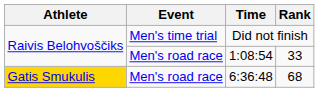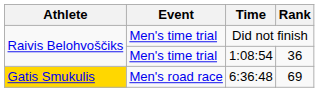(176, 57) Men's road race -> (173, 57) Men's time trial
(295, 57) 33 -> (295, 57) 36
(295, 77) 68 -> (295, 77) 69
